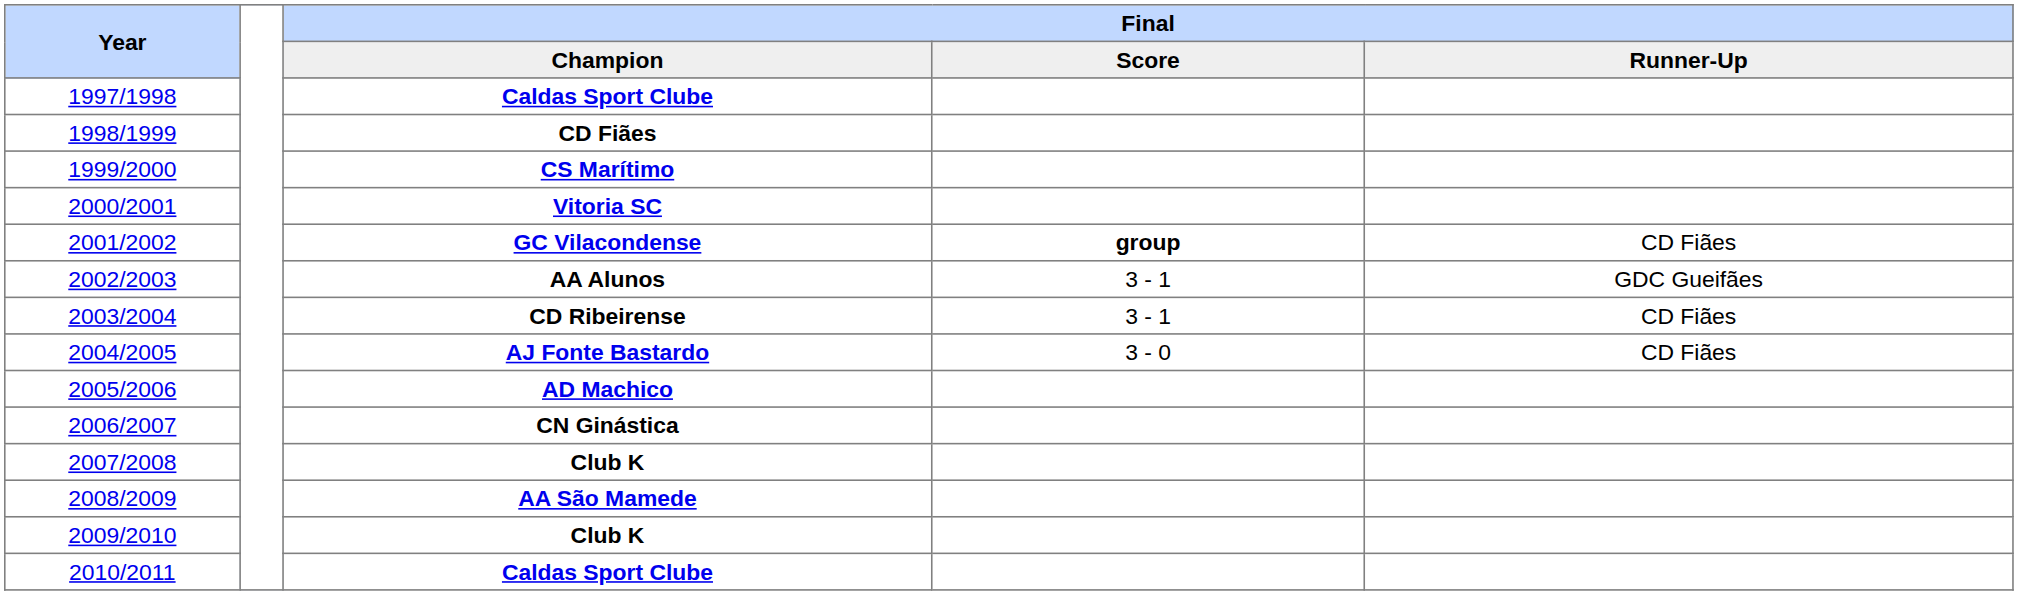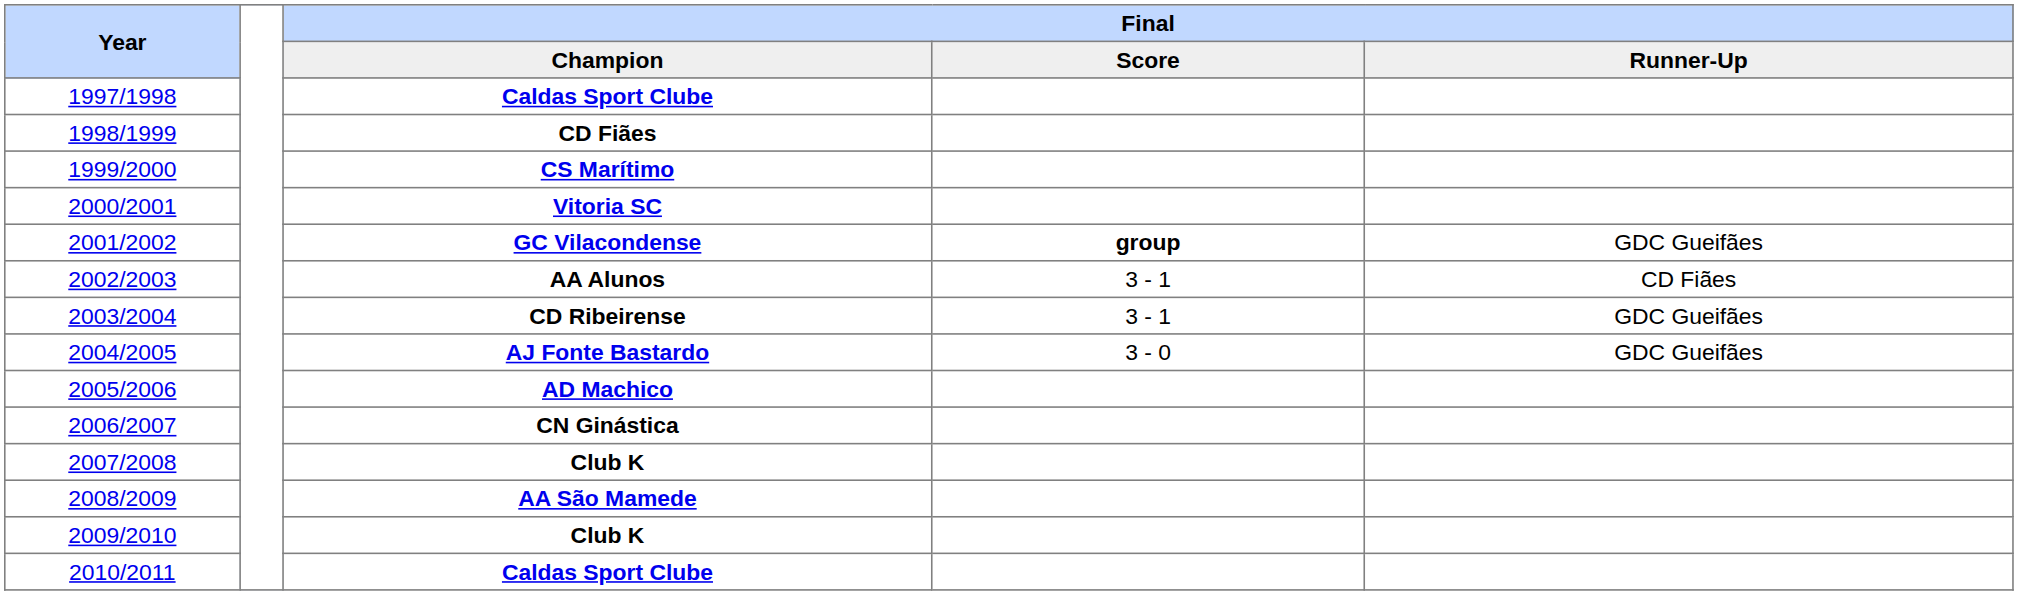(1689, 242) CD Fiães -> (1689, 242) GDC Gueifães
(1689, 279) GDC Gueifães -> (1689, 279) CD Fiães
(1689, 316) CD Fiães -> (1689, 316) GDC Gueifães
(1689, 352) CD Fiães -> (1689, 352) GDC Gueifães
